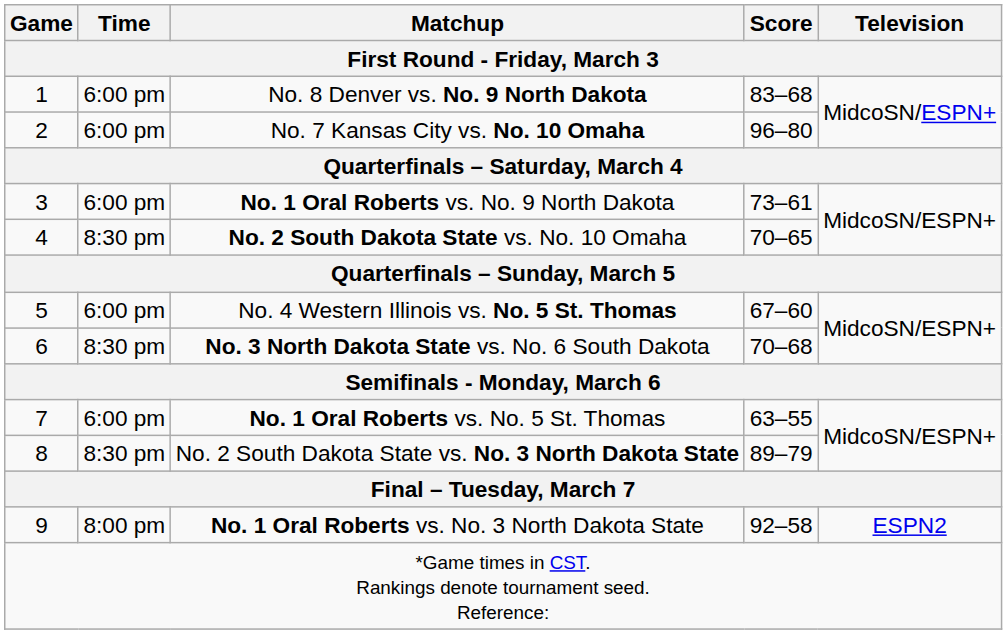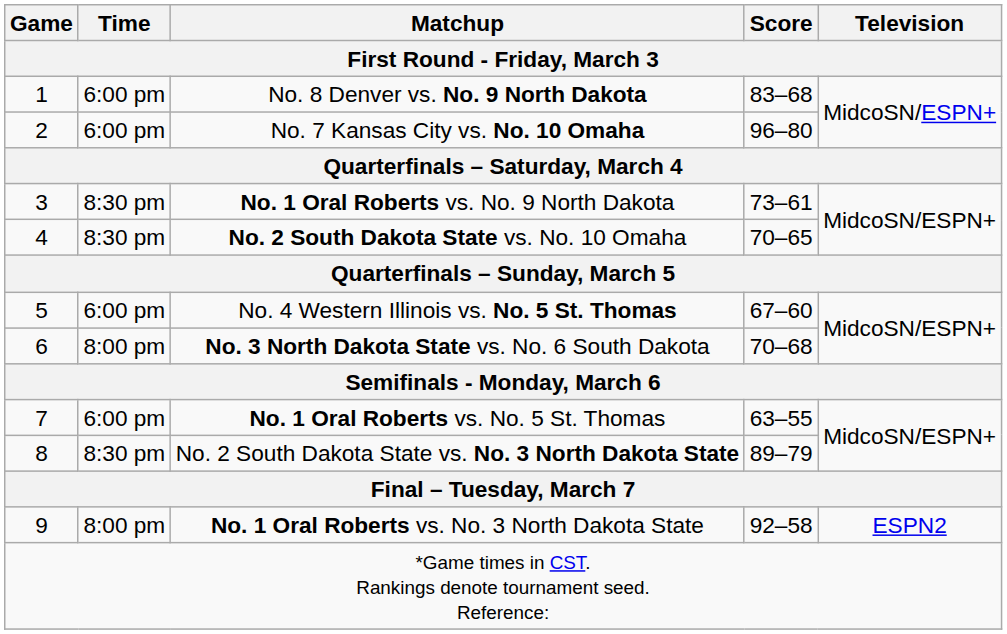(124, 202) 6:00 pm -> (124, 202) 8:30 pm
(124, 346) 8:30 pm -> (124, 346) 8:00 pm
